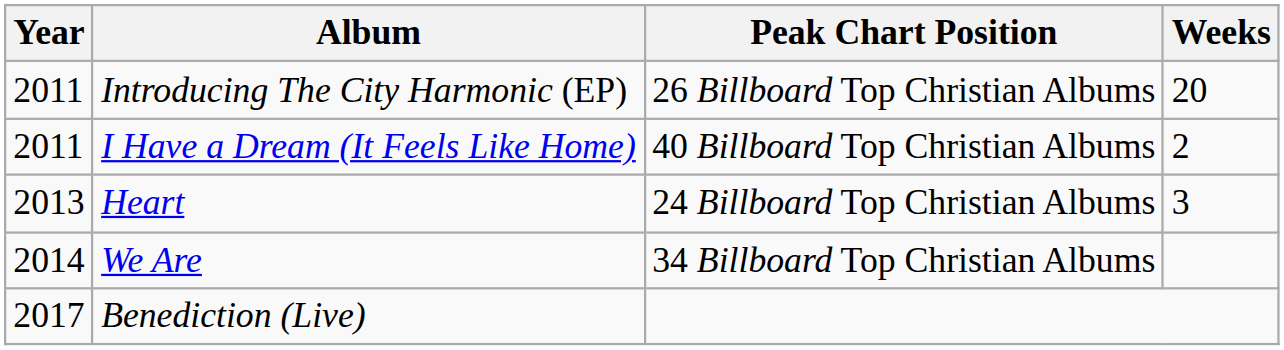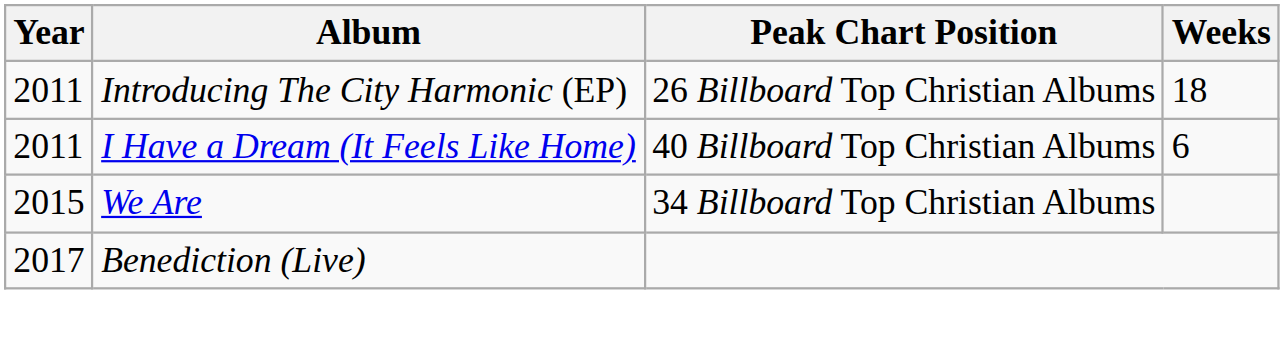(1190, 89) 20 -> (1190, 89) 18
(1181, 145) 2 -> (1181, 145) 6
- row: (143, 202)
(49, 259) 2014 -> (49, 202) 2015
